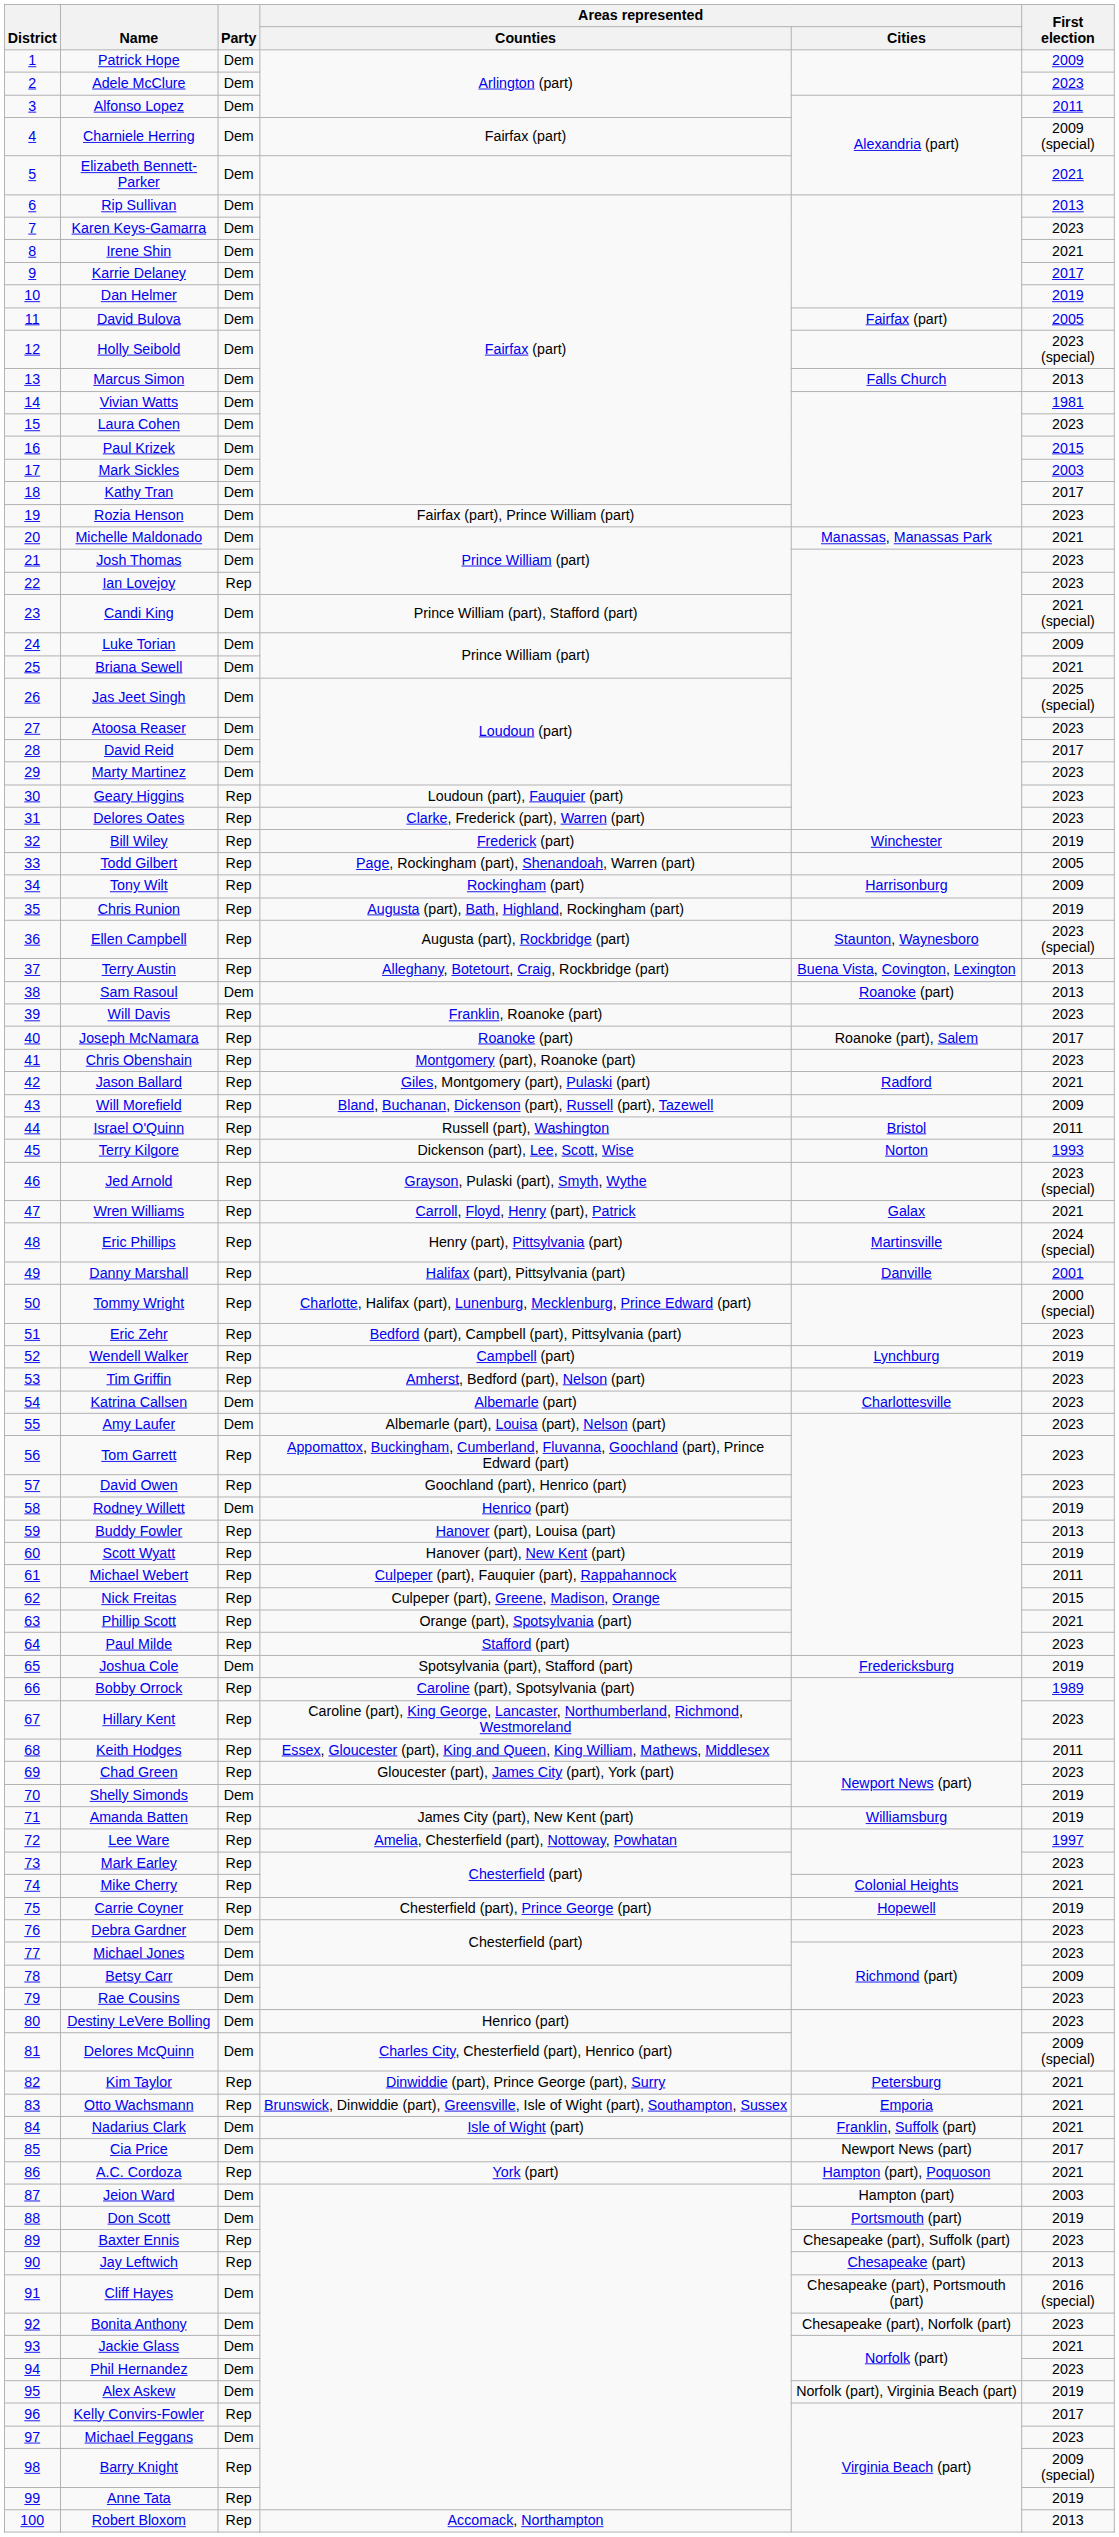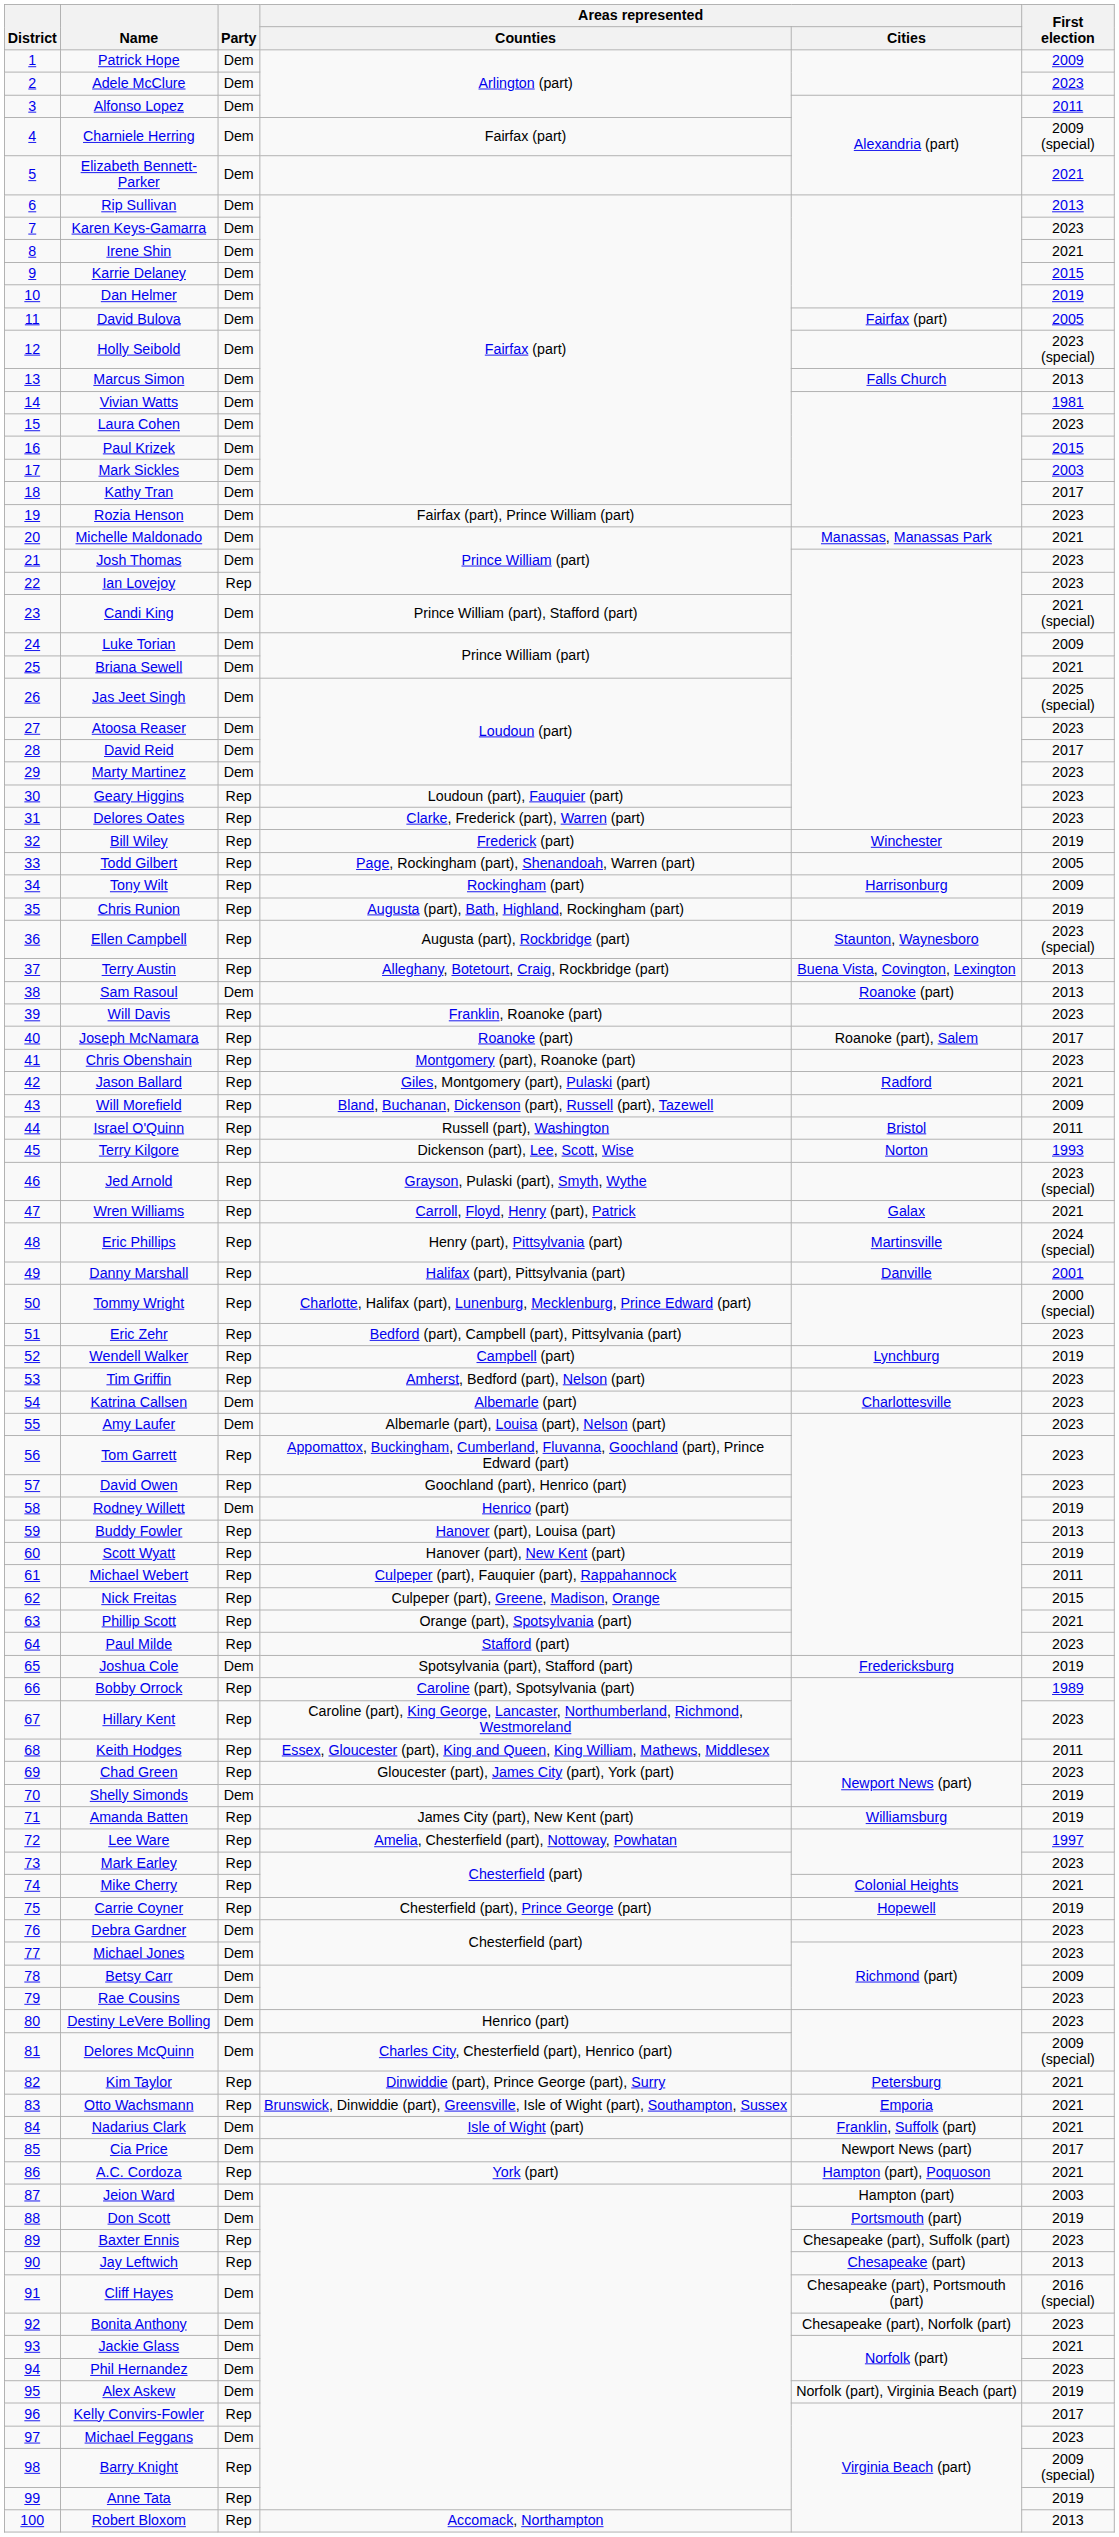(1068, 273) 2017 -> (1068, 273) 2015
